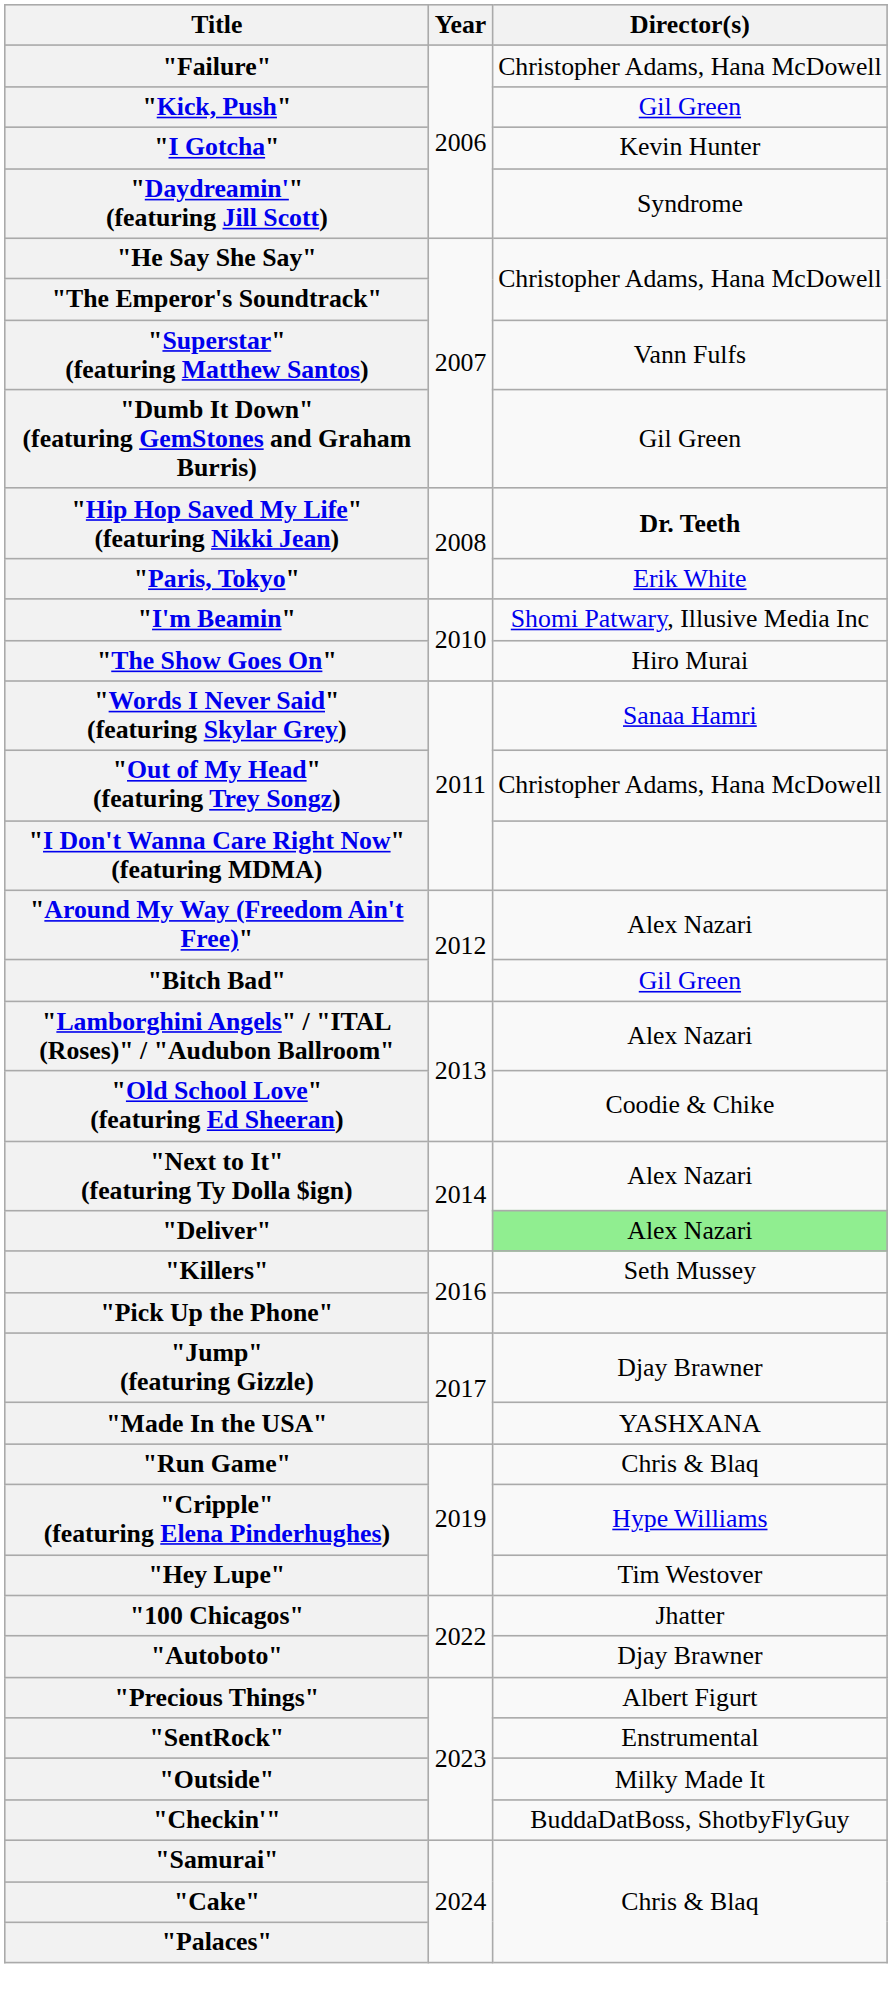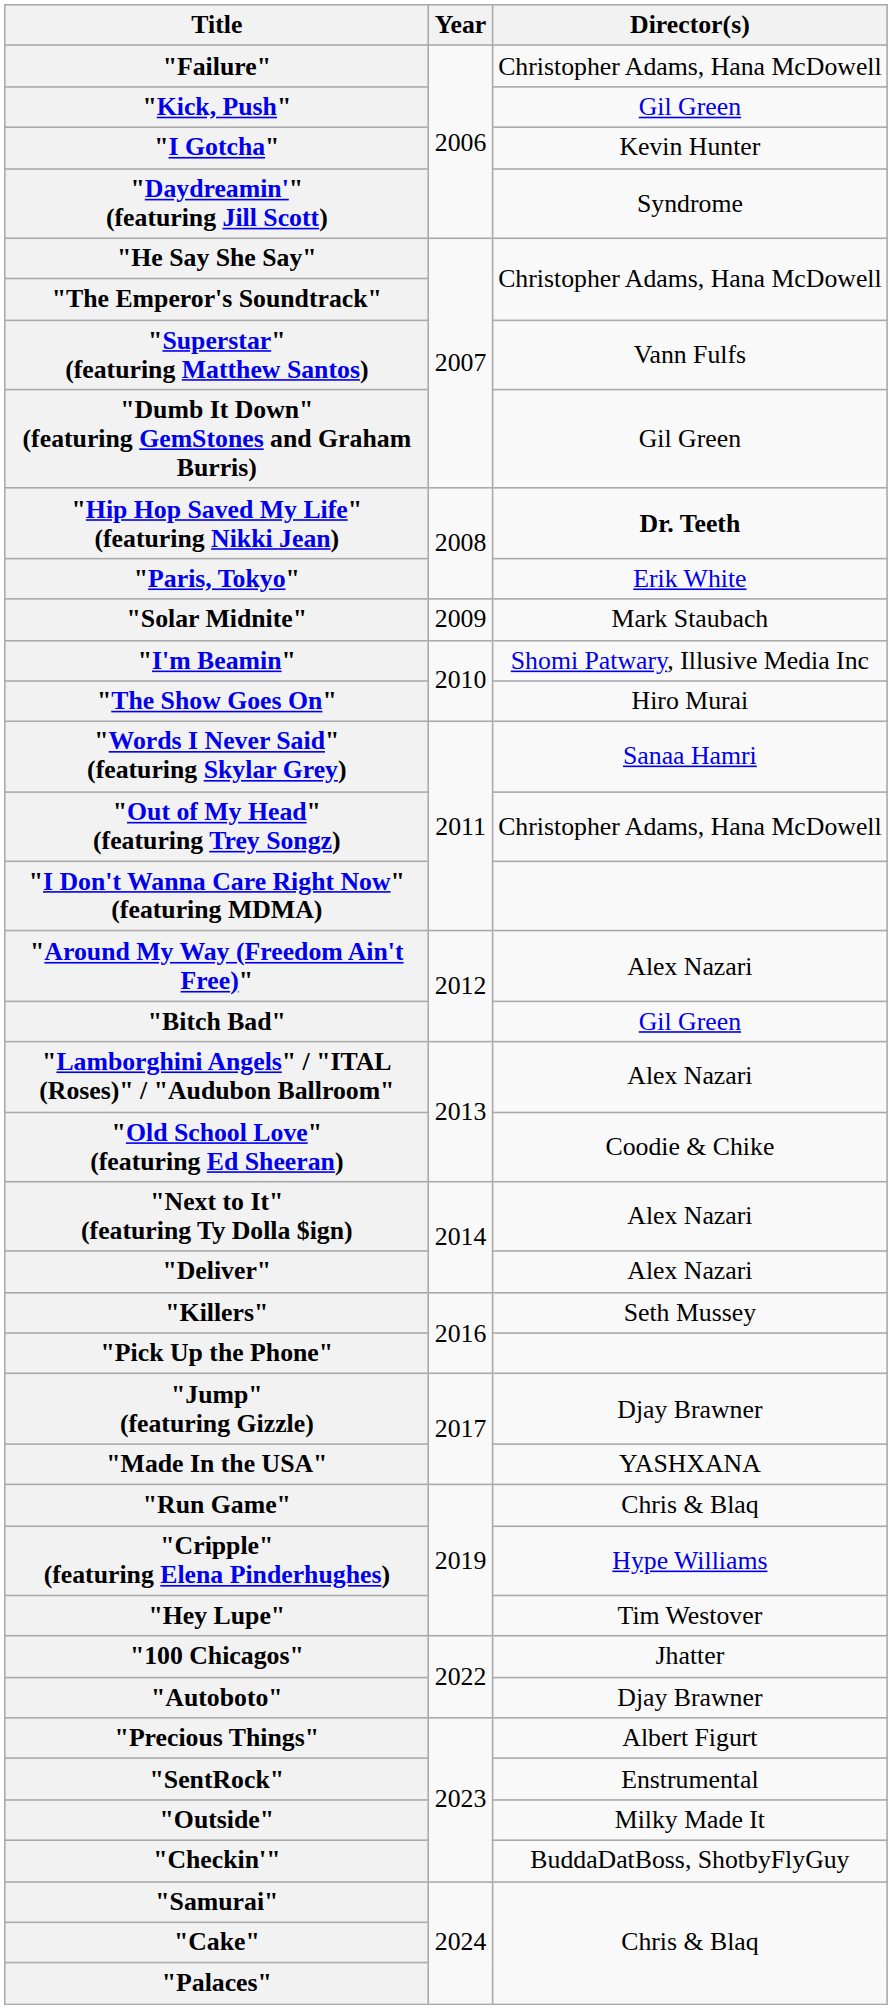+ row: (217, 619)
(690, 1230) lightgreen background -> (690, 1271) no background
